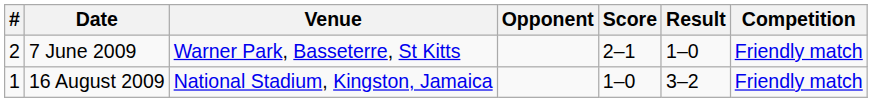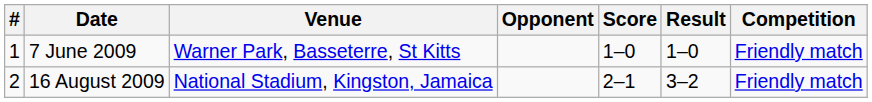(15, 50) 2 -> (15, 50) 1
(619, 50) 2–1 -> (619, 50) 1–0
(15, 81) 1 -> (15, 81) 2
(619, 81) 1–0 -> (619, 81) 2–1
